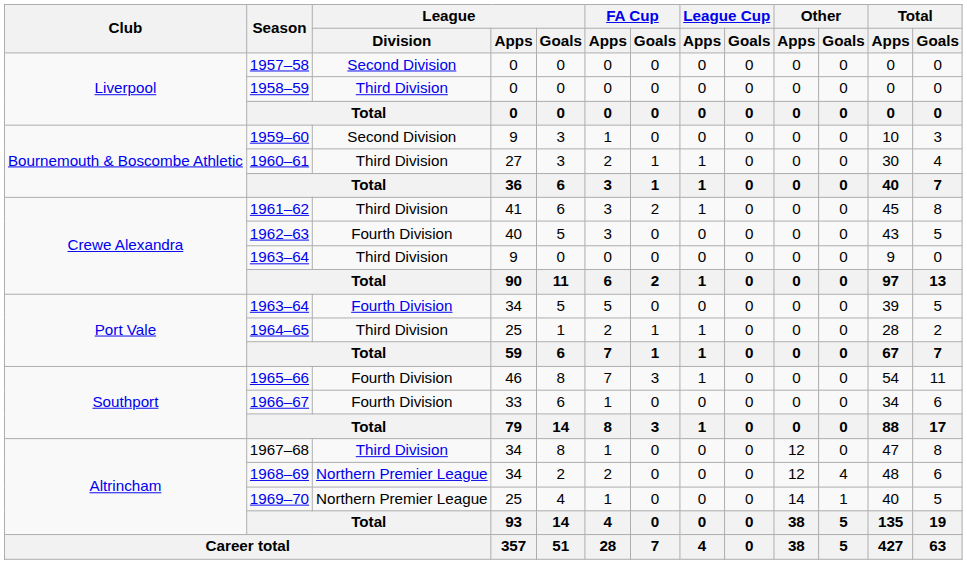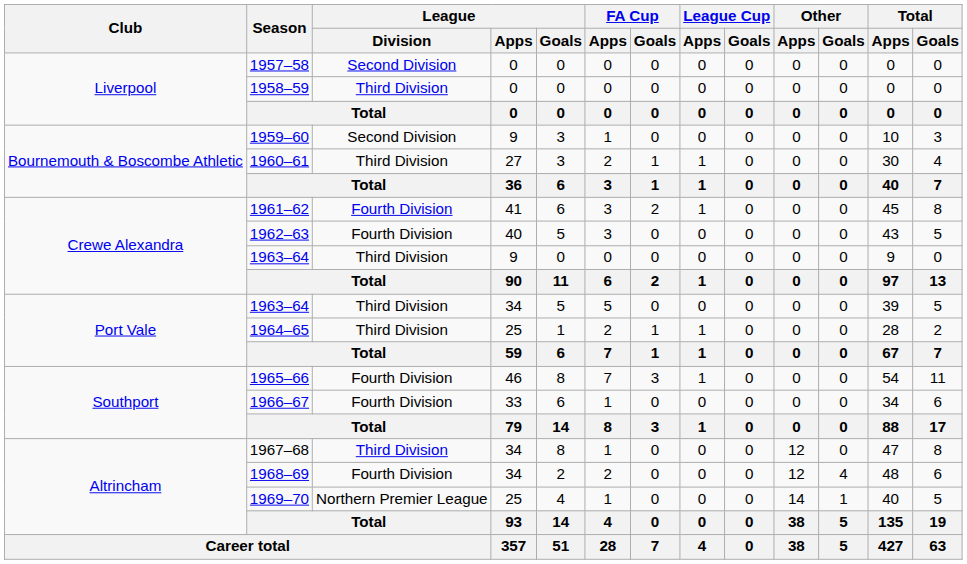(402, 209) Third Division -> (402, 209) Fourth Division
(402, 305) Fourth Division -> (402, 305) Third Division
(402, 474) Northern Premier League -> (402, 474) Fourth Division
